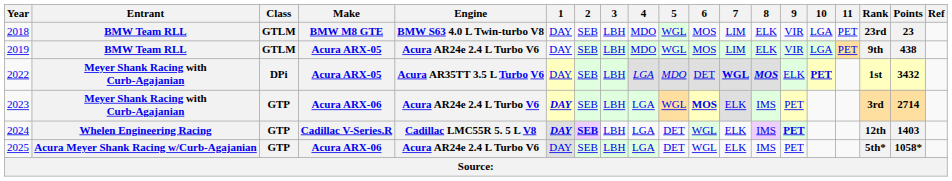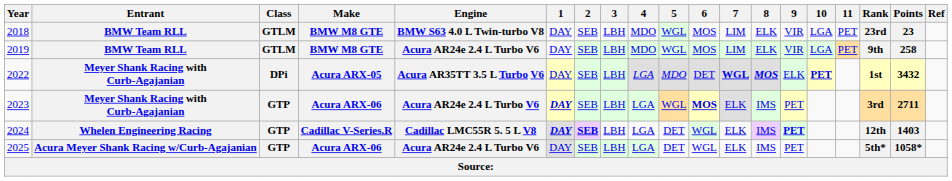(346, 49) Acura ARX-05 -> (346, 49) BMW M8 GTE
(908, 49) 438 -> (908, 49) 258
(908, 105) 2714 -> (908, 105) 2711
